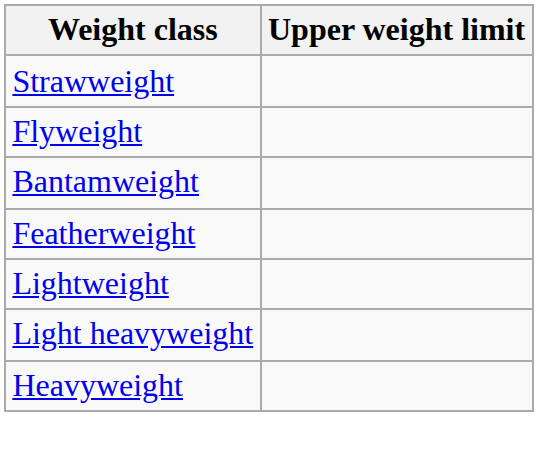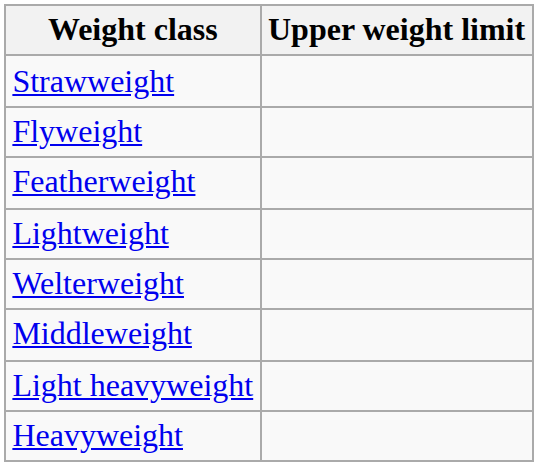- row: (106, 182)
+ row: (98, 283)
+ row: (102, 334)
